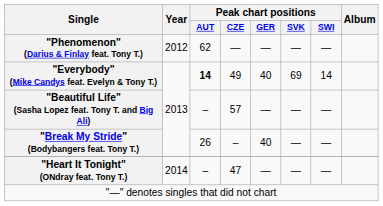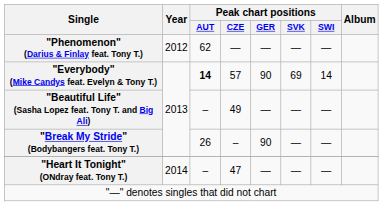(235, 76) 49 -> (235, 76) 57
(266, 76) 40 -> (266, 76) 90
(235, 109) 57 -> (235, 109) 49
(266, 143) 40 -> (266, 143) 90
